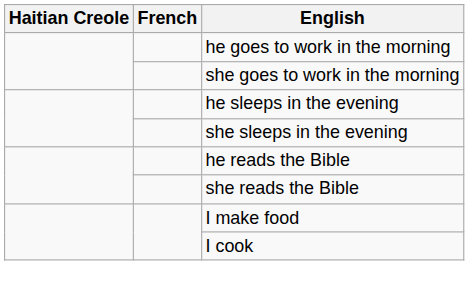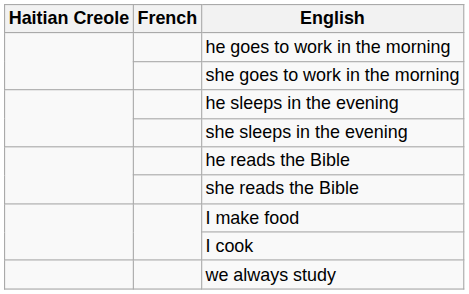+ row: (271, 274)
